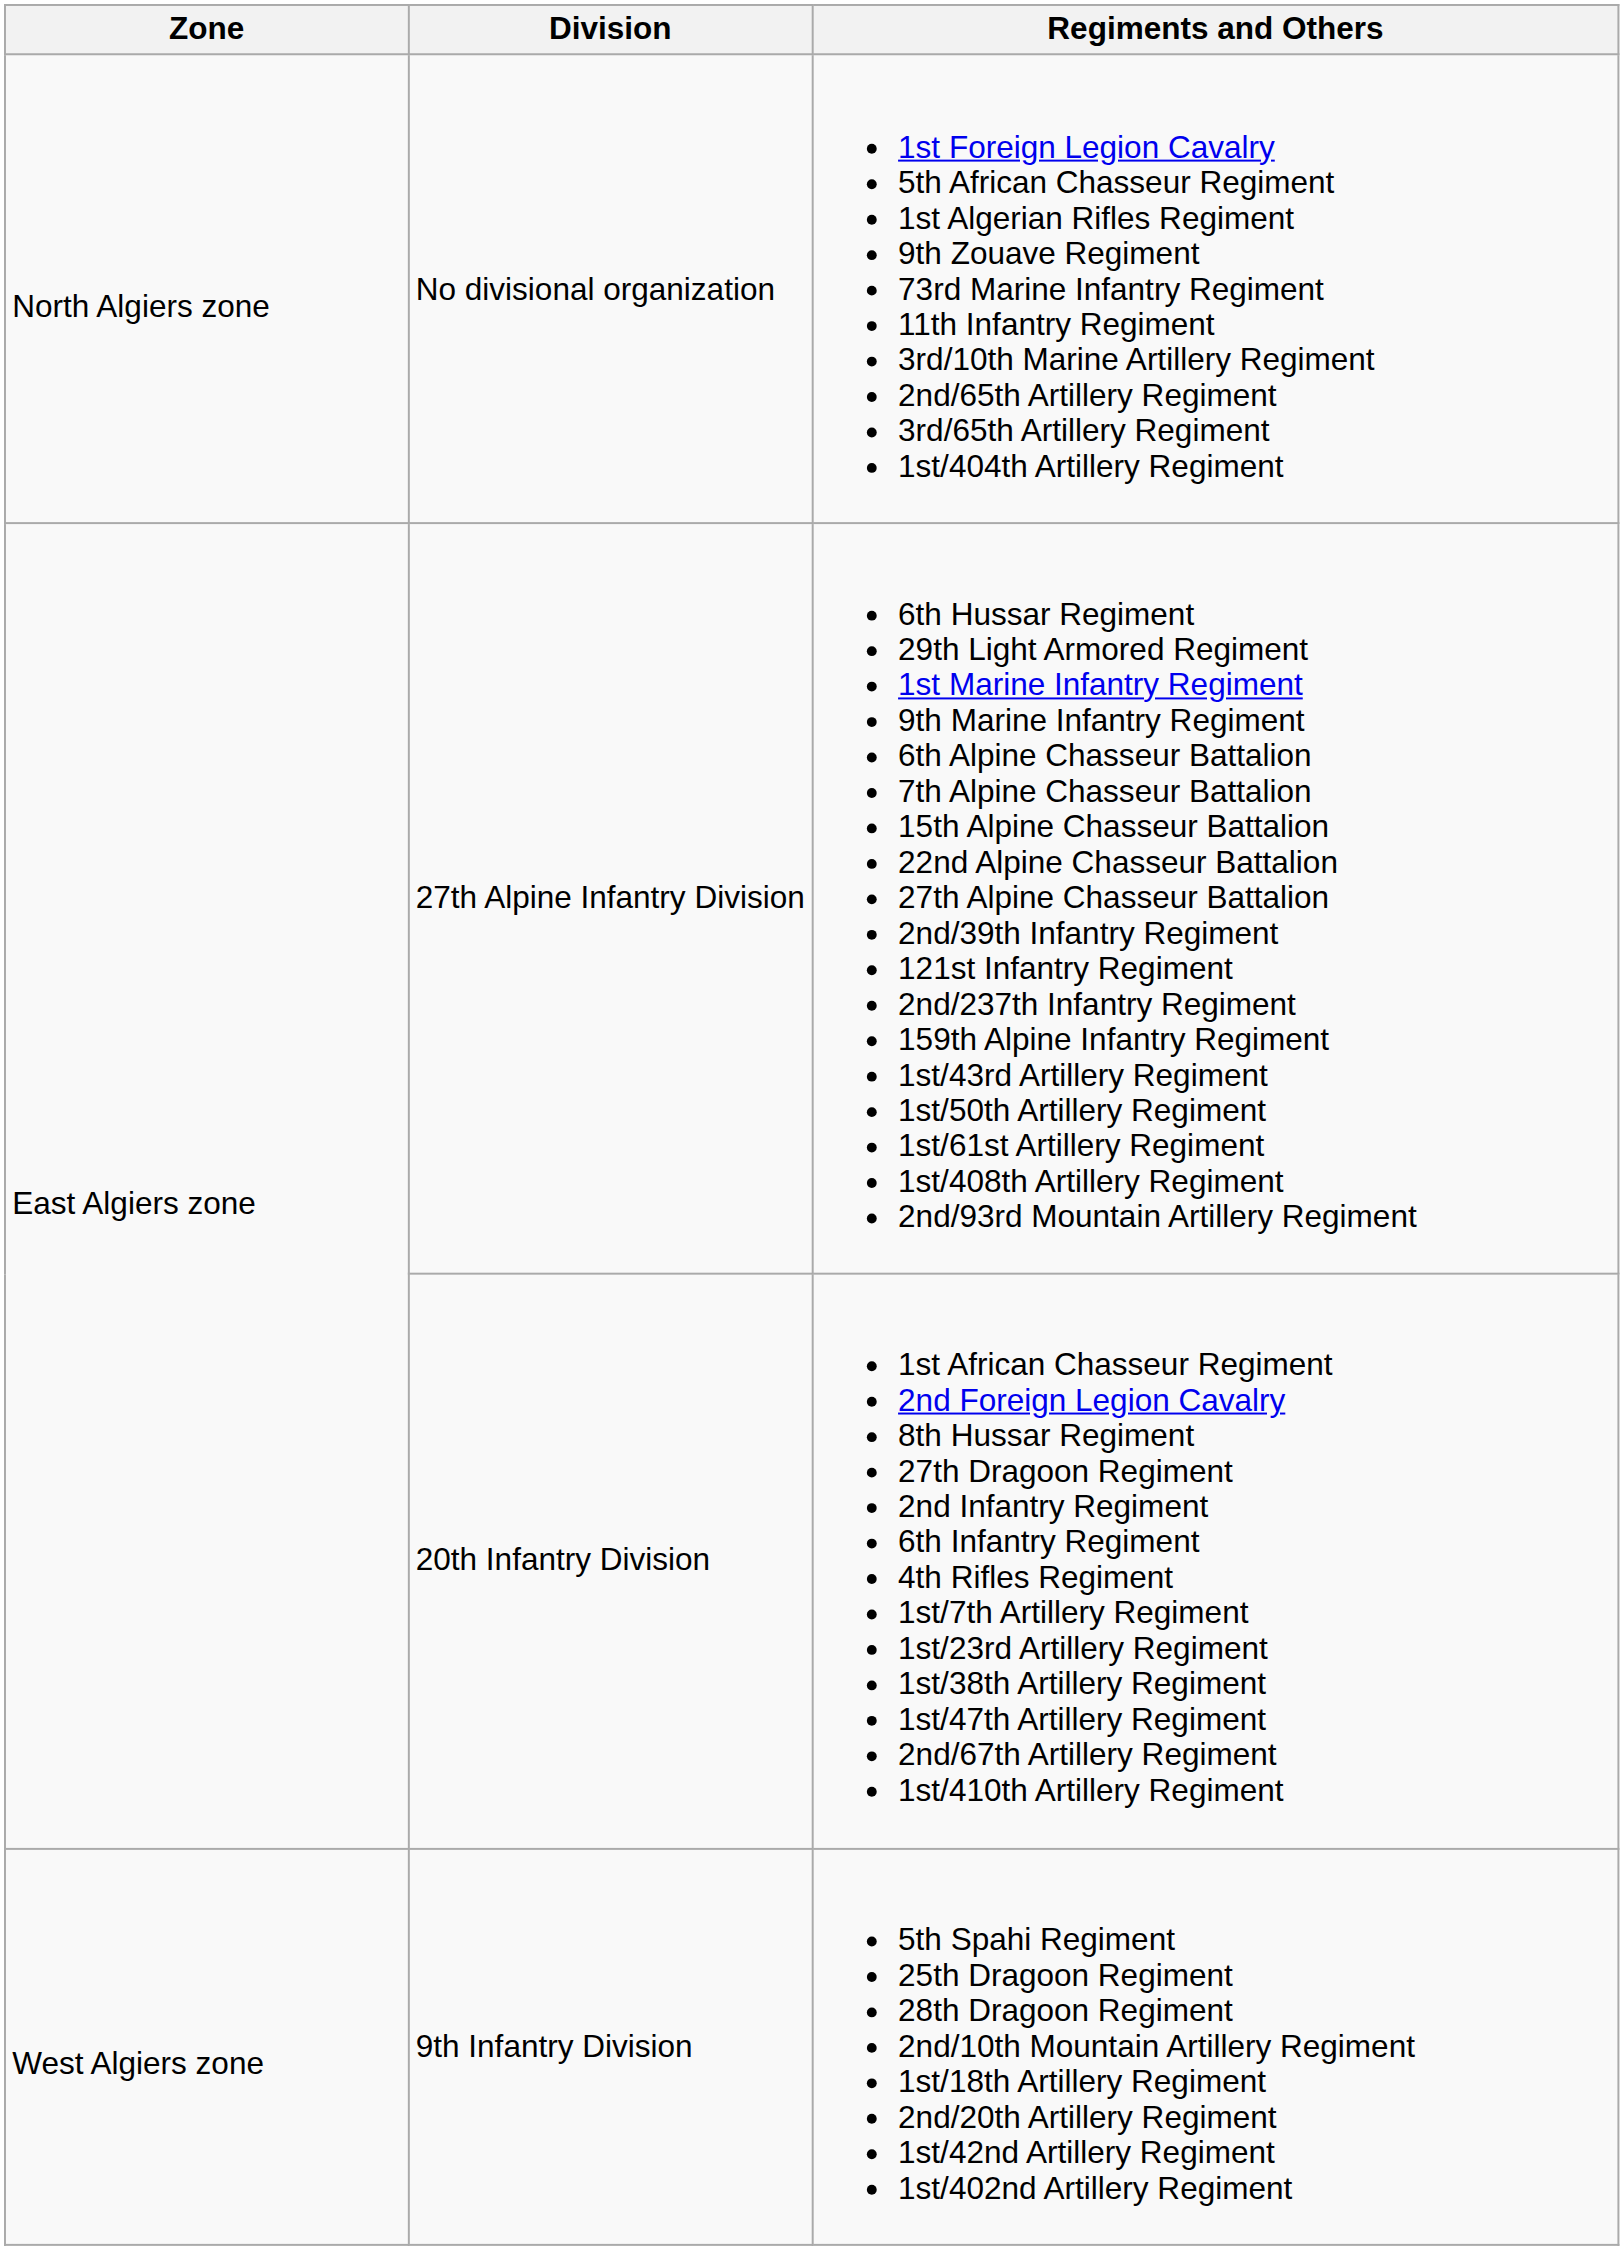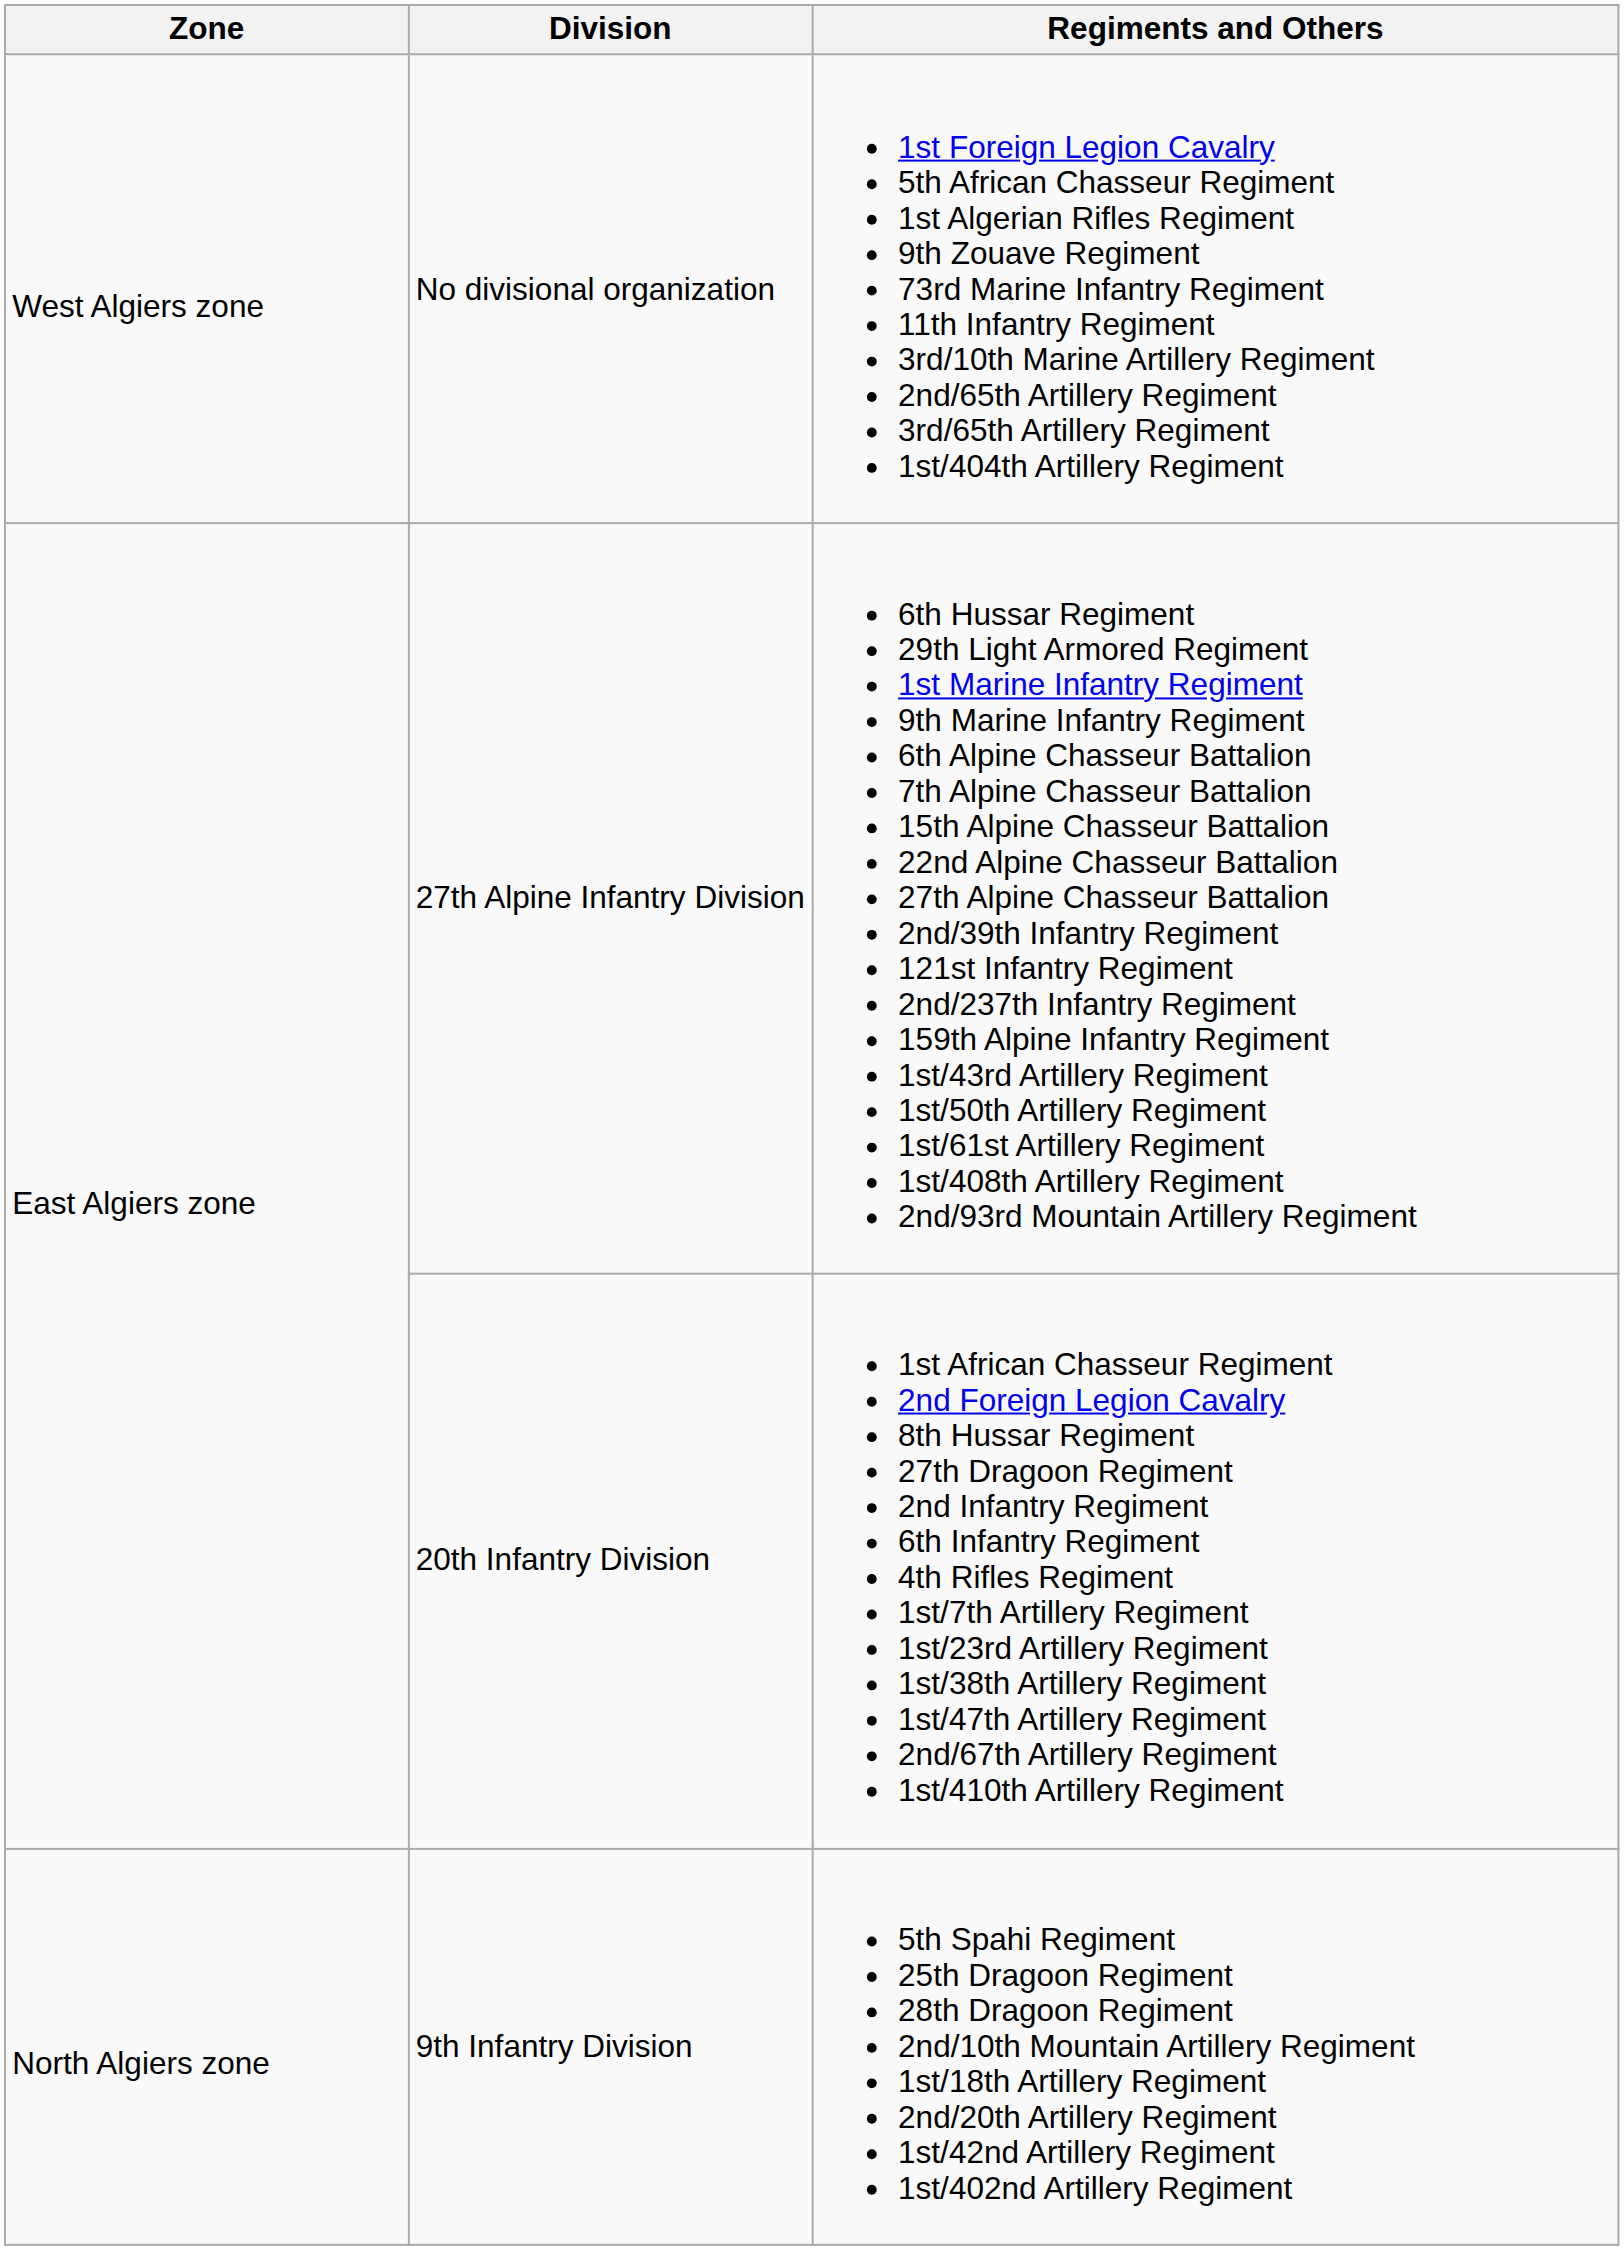(141, 306) North Algiers zone -> (138, 306) West Algiers zone
(138, 2063) West Algiers zone -> (141, 2063) North Algiers zone
